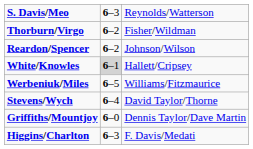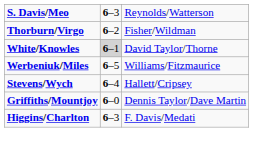- row: (48, 48)
(158, 65) Hallett/Cripsey -> (171, 48) David Taylor/Thorne
(171, 100) David Taylor/Thorne -> (158, 83) Hallett/Cripsey
